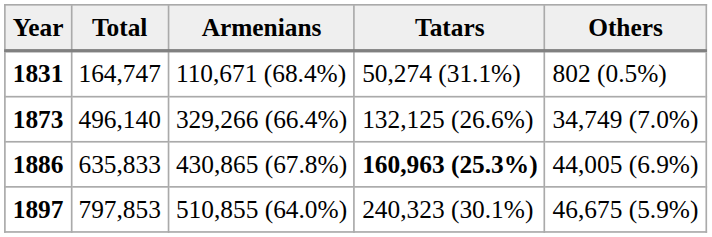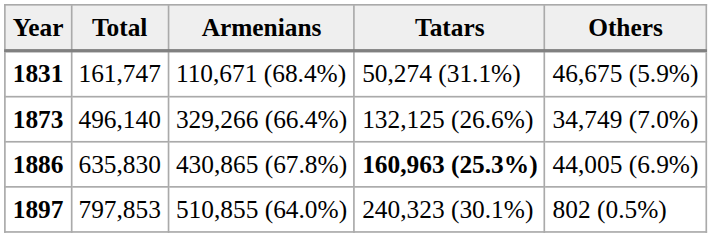(120, 73) 164,747 -> (120, 73) 161,747
(610, 73) 802 (0.5%) -> (626, 73) 46,675 (5.9%)
(120, 163) 635,833 -> (120, 163) 635,830
(626, 209) 46,675 (5.9%) -> (610, 209) 802 (0.5%)
